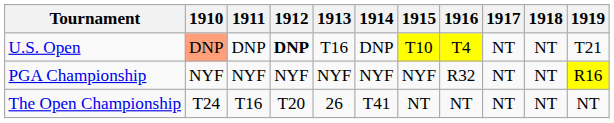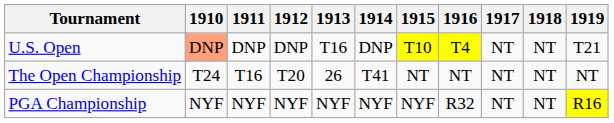(291, 47) bold -> (291, 47) normal
rows swapped: (95, 103) <-> (77, 75)
